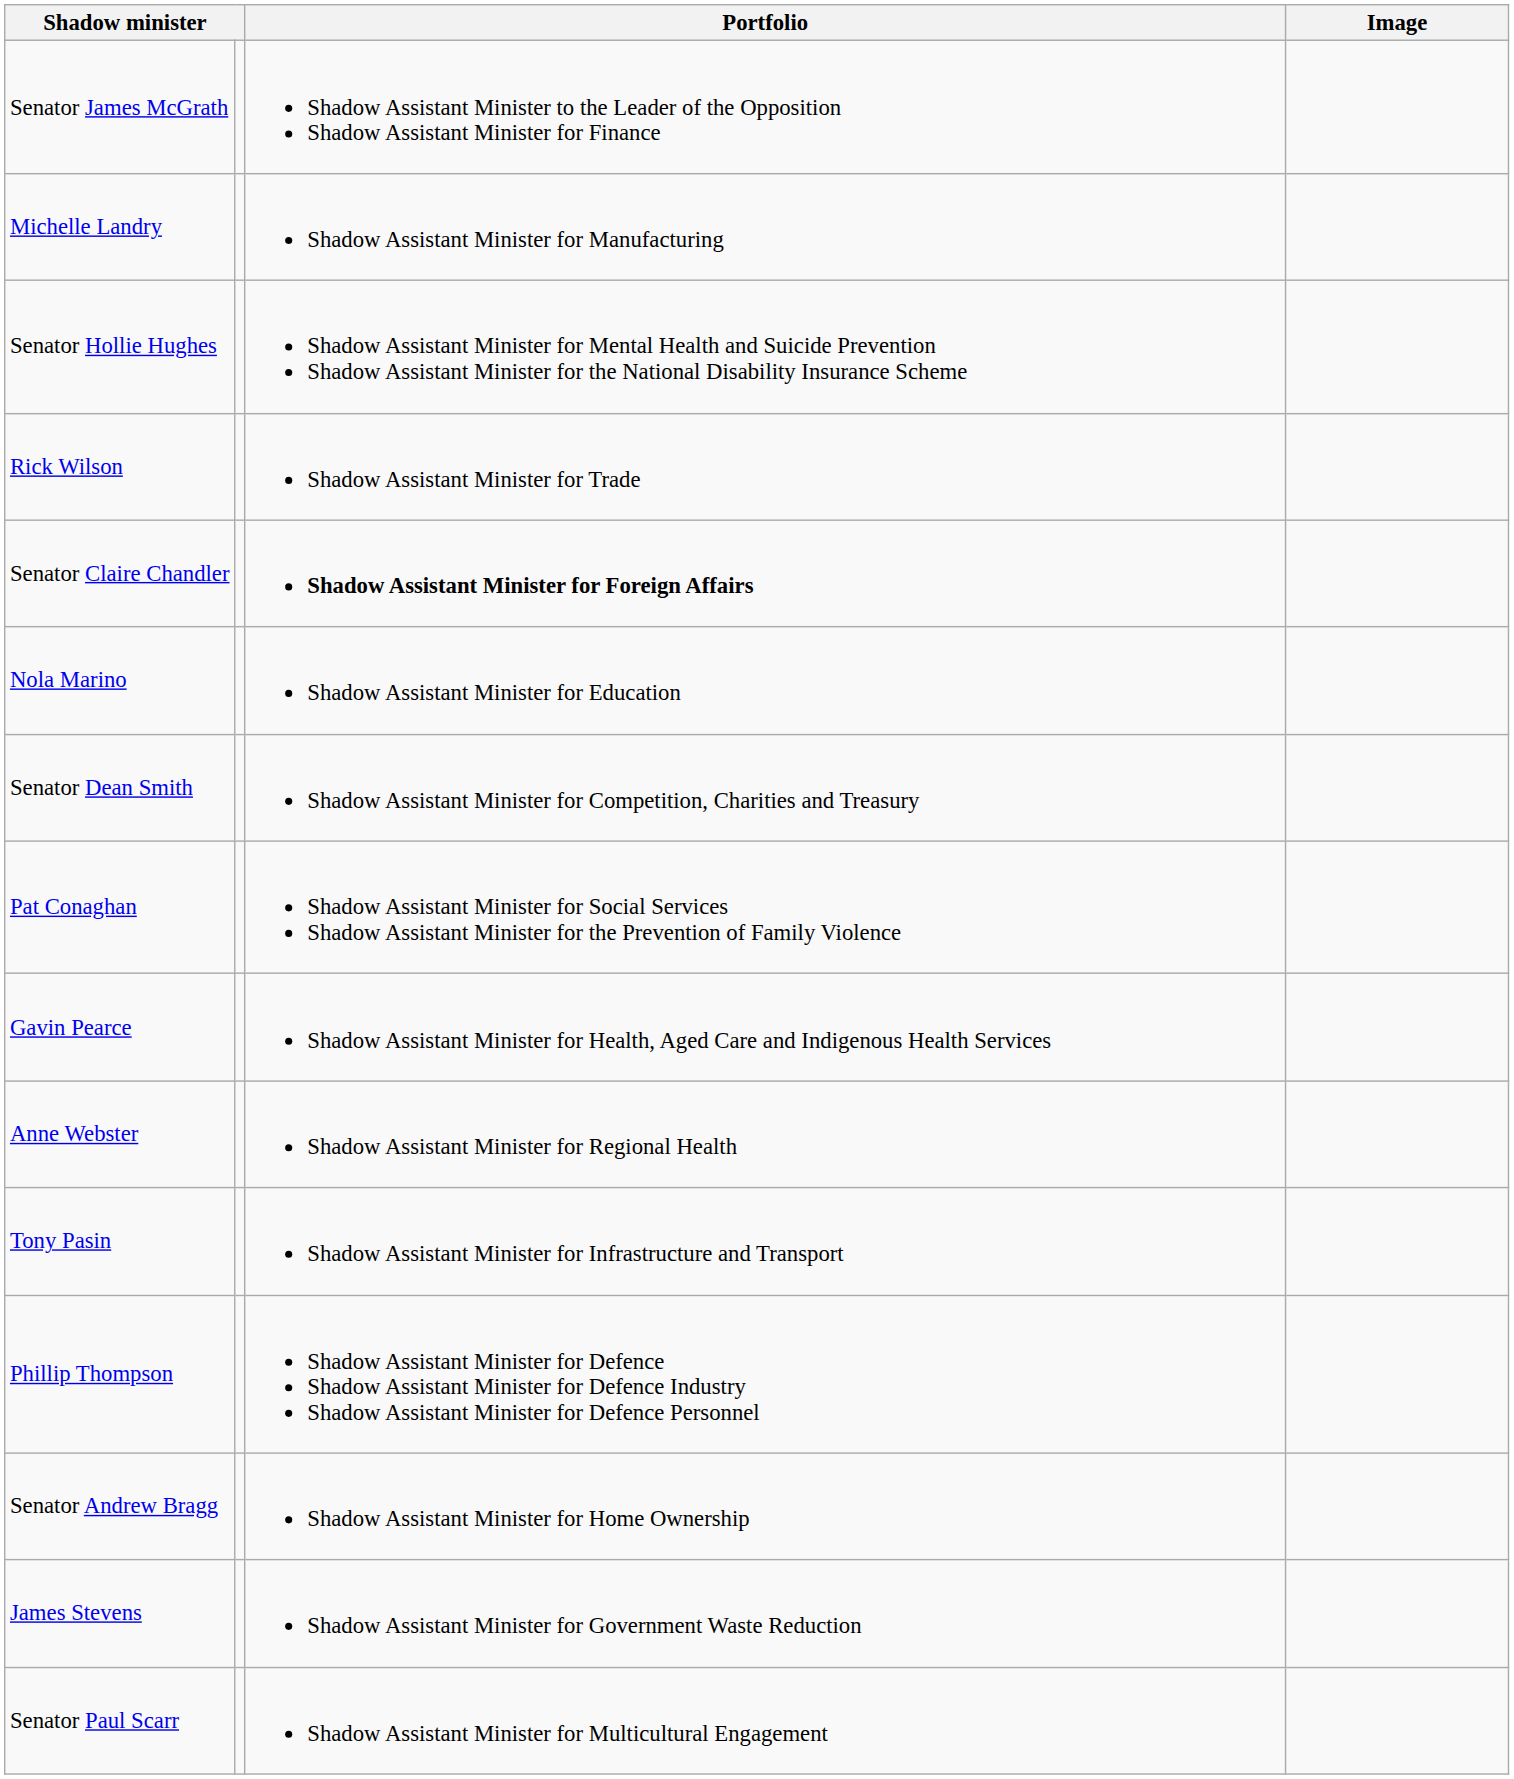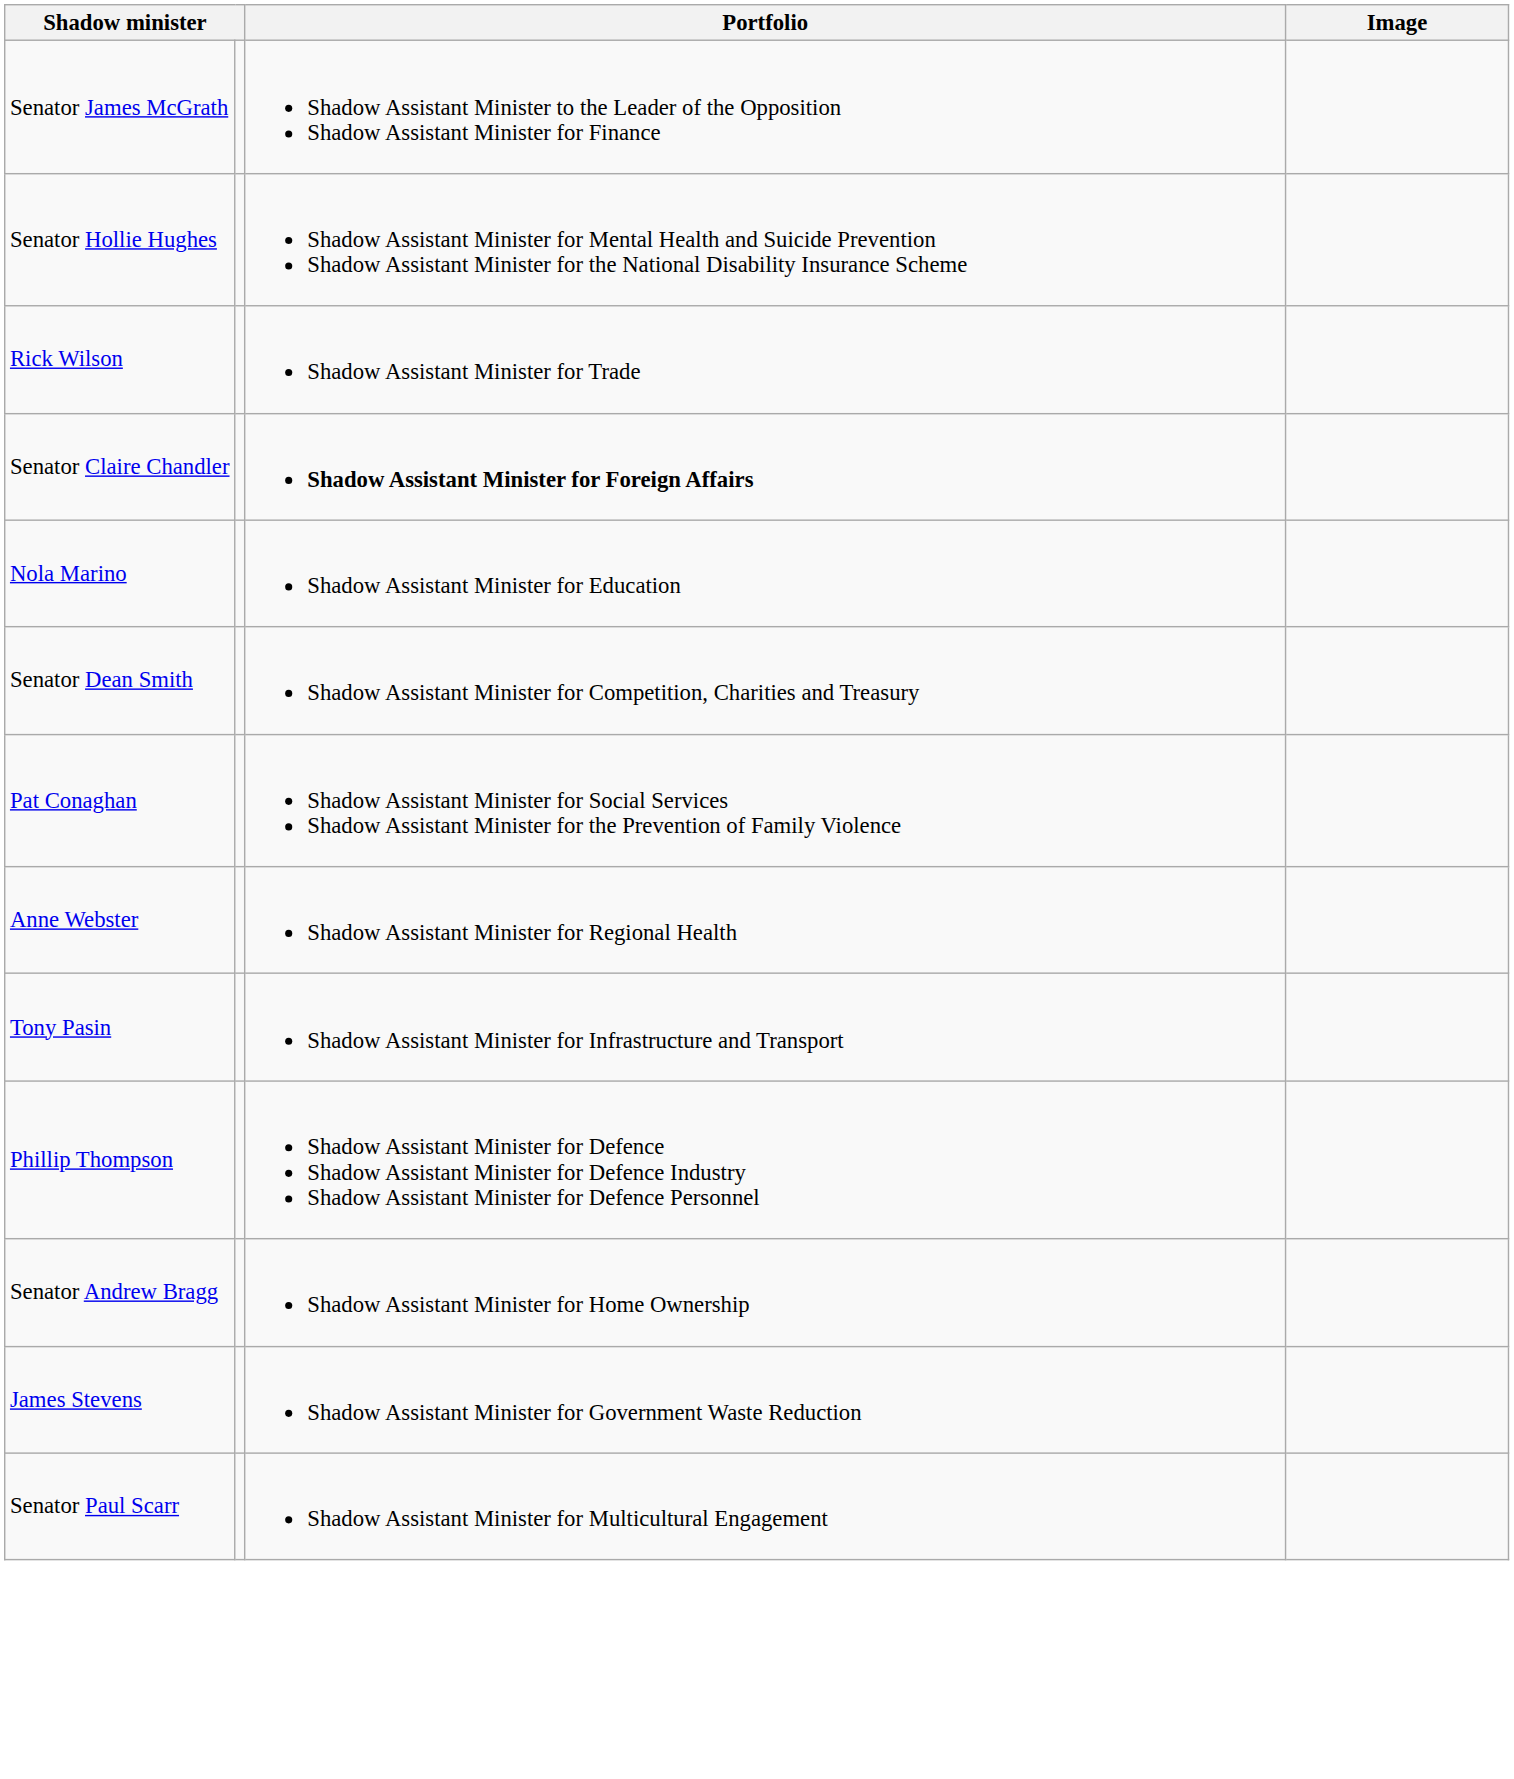- row: (86, 226)
- row: (71, 1026)
